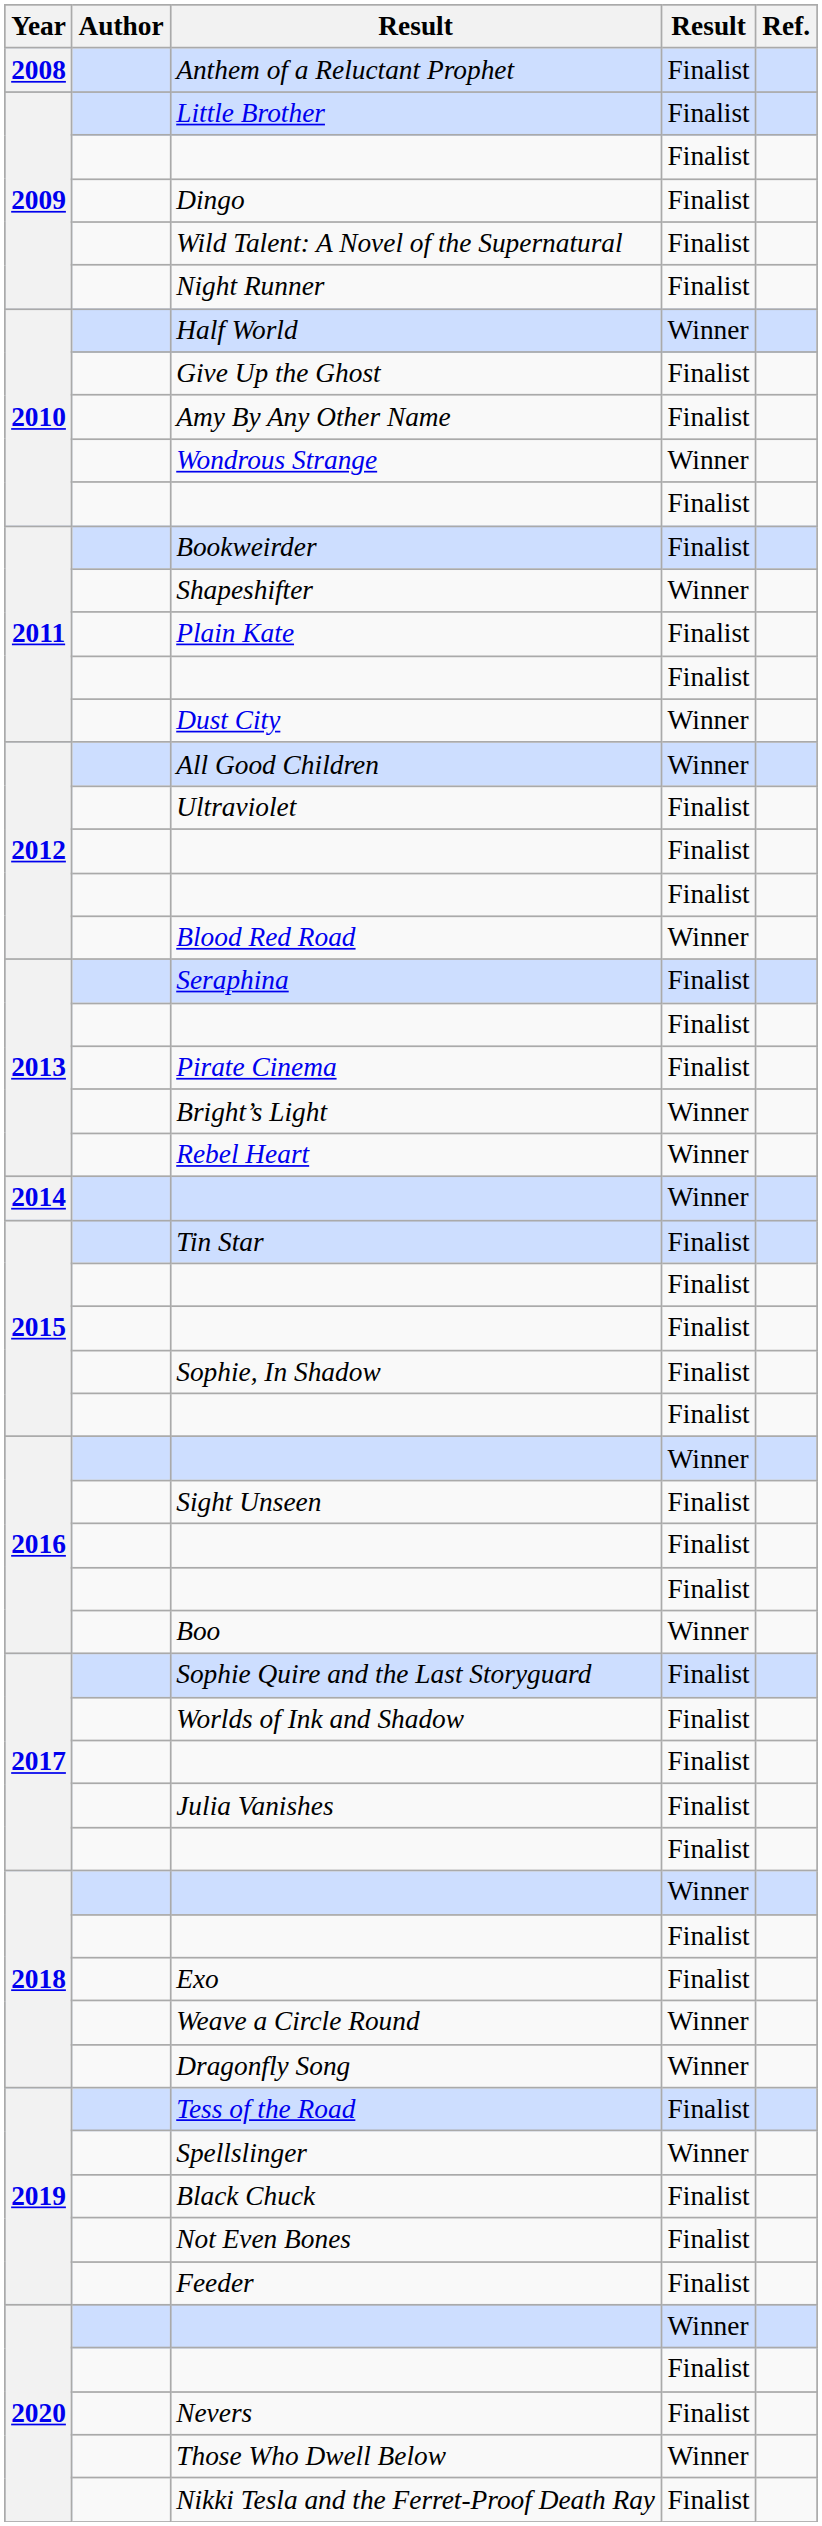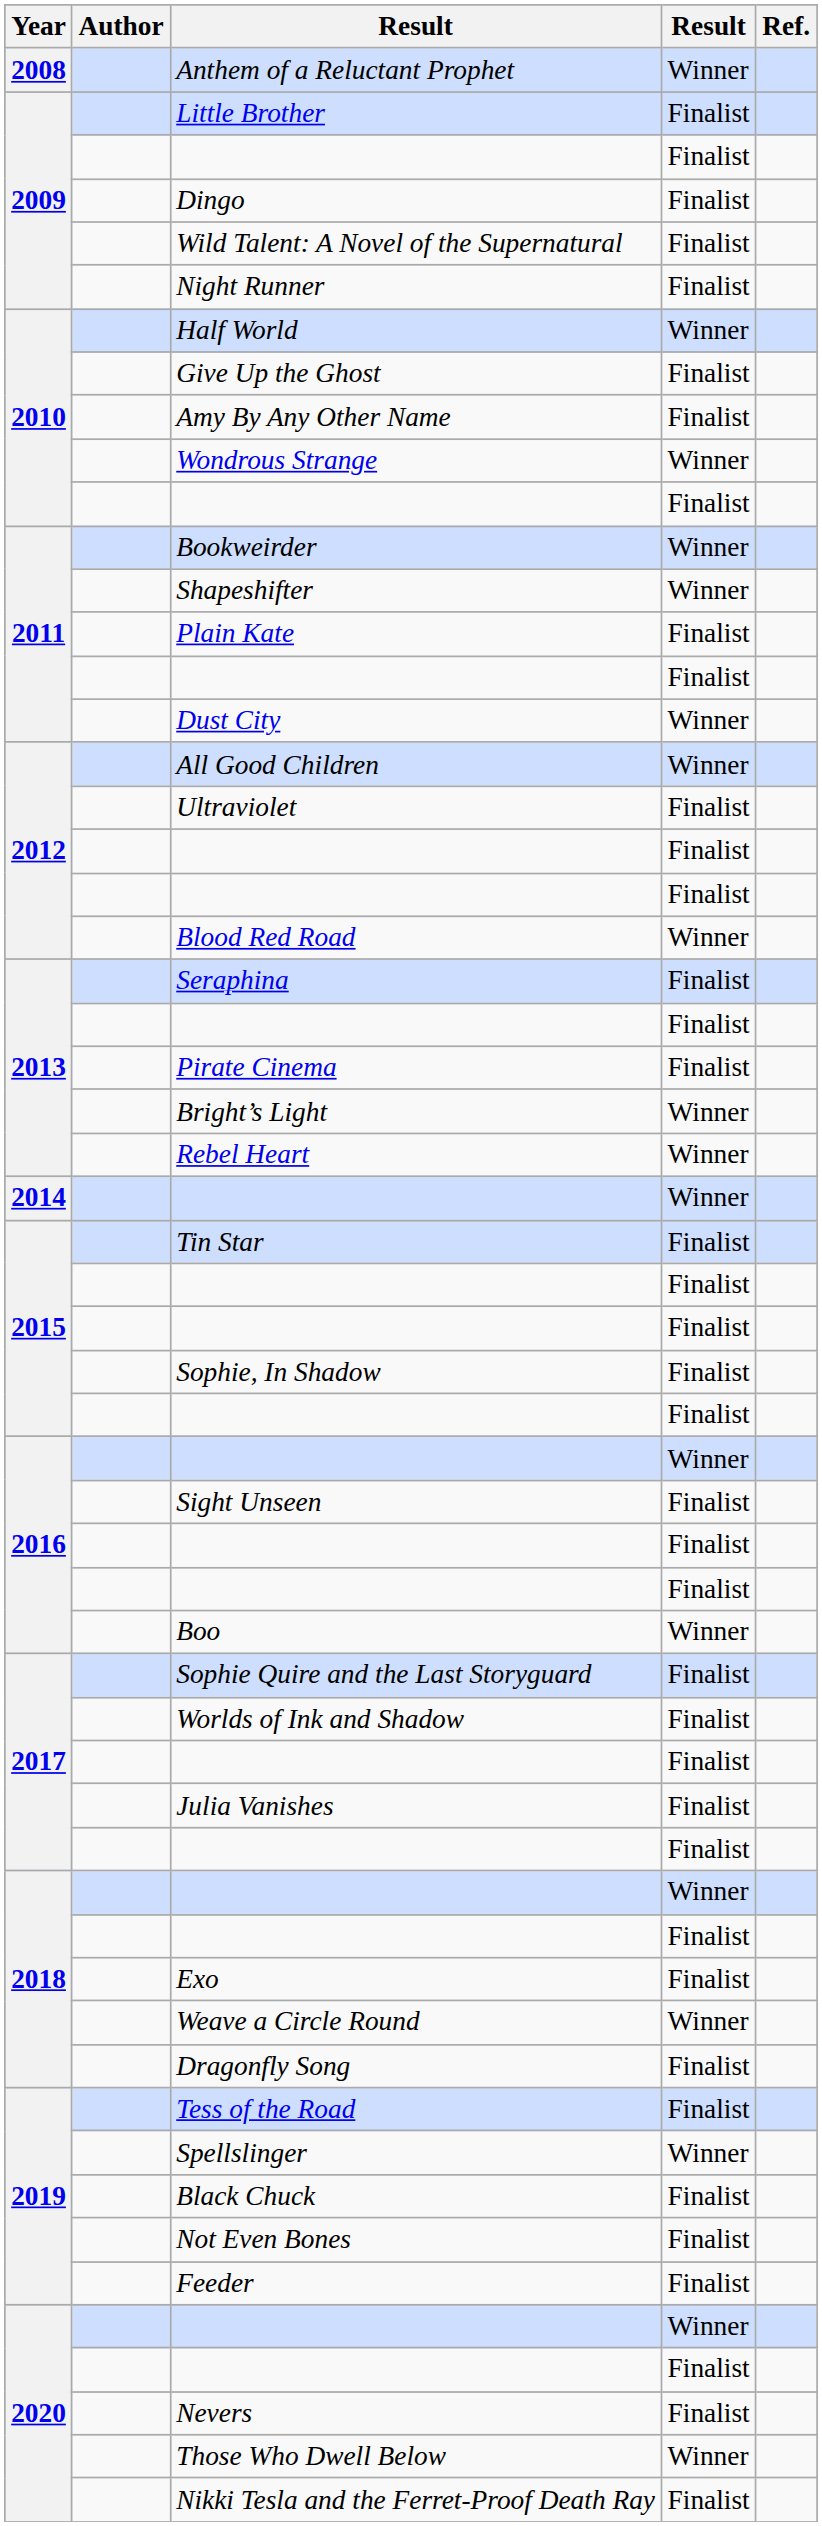(709, 69) Finalist -> (708, 69) Winner
(709, 546) Finalist -> (708, 546) Winner
(708, 2065) Winner -> (709, 2065) Finalist
